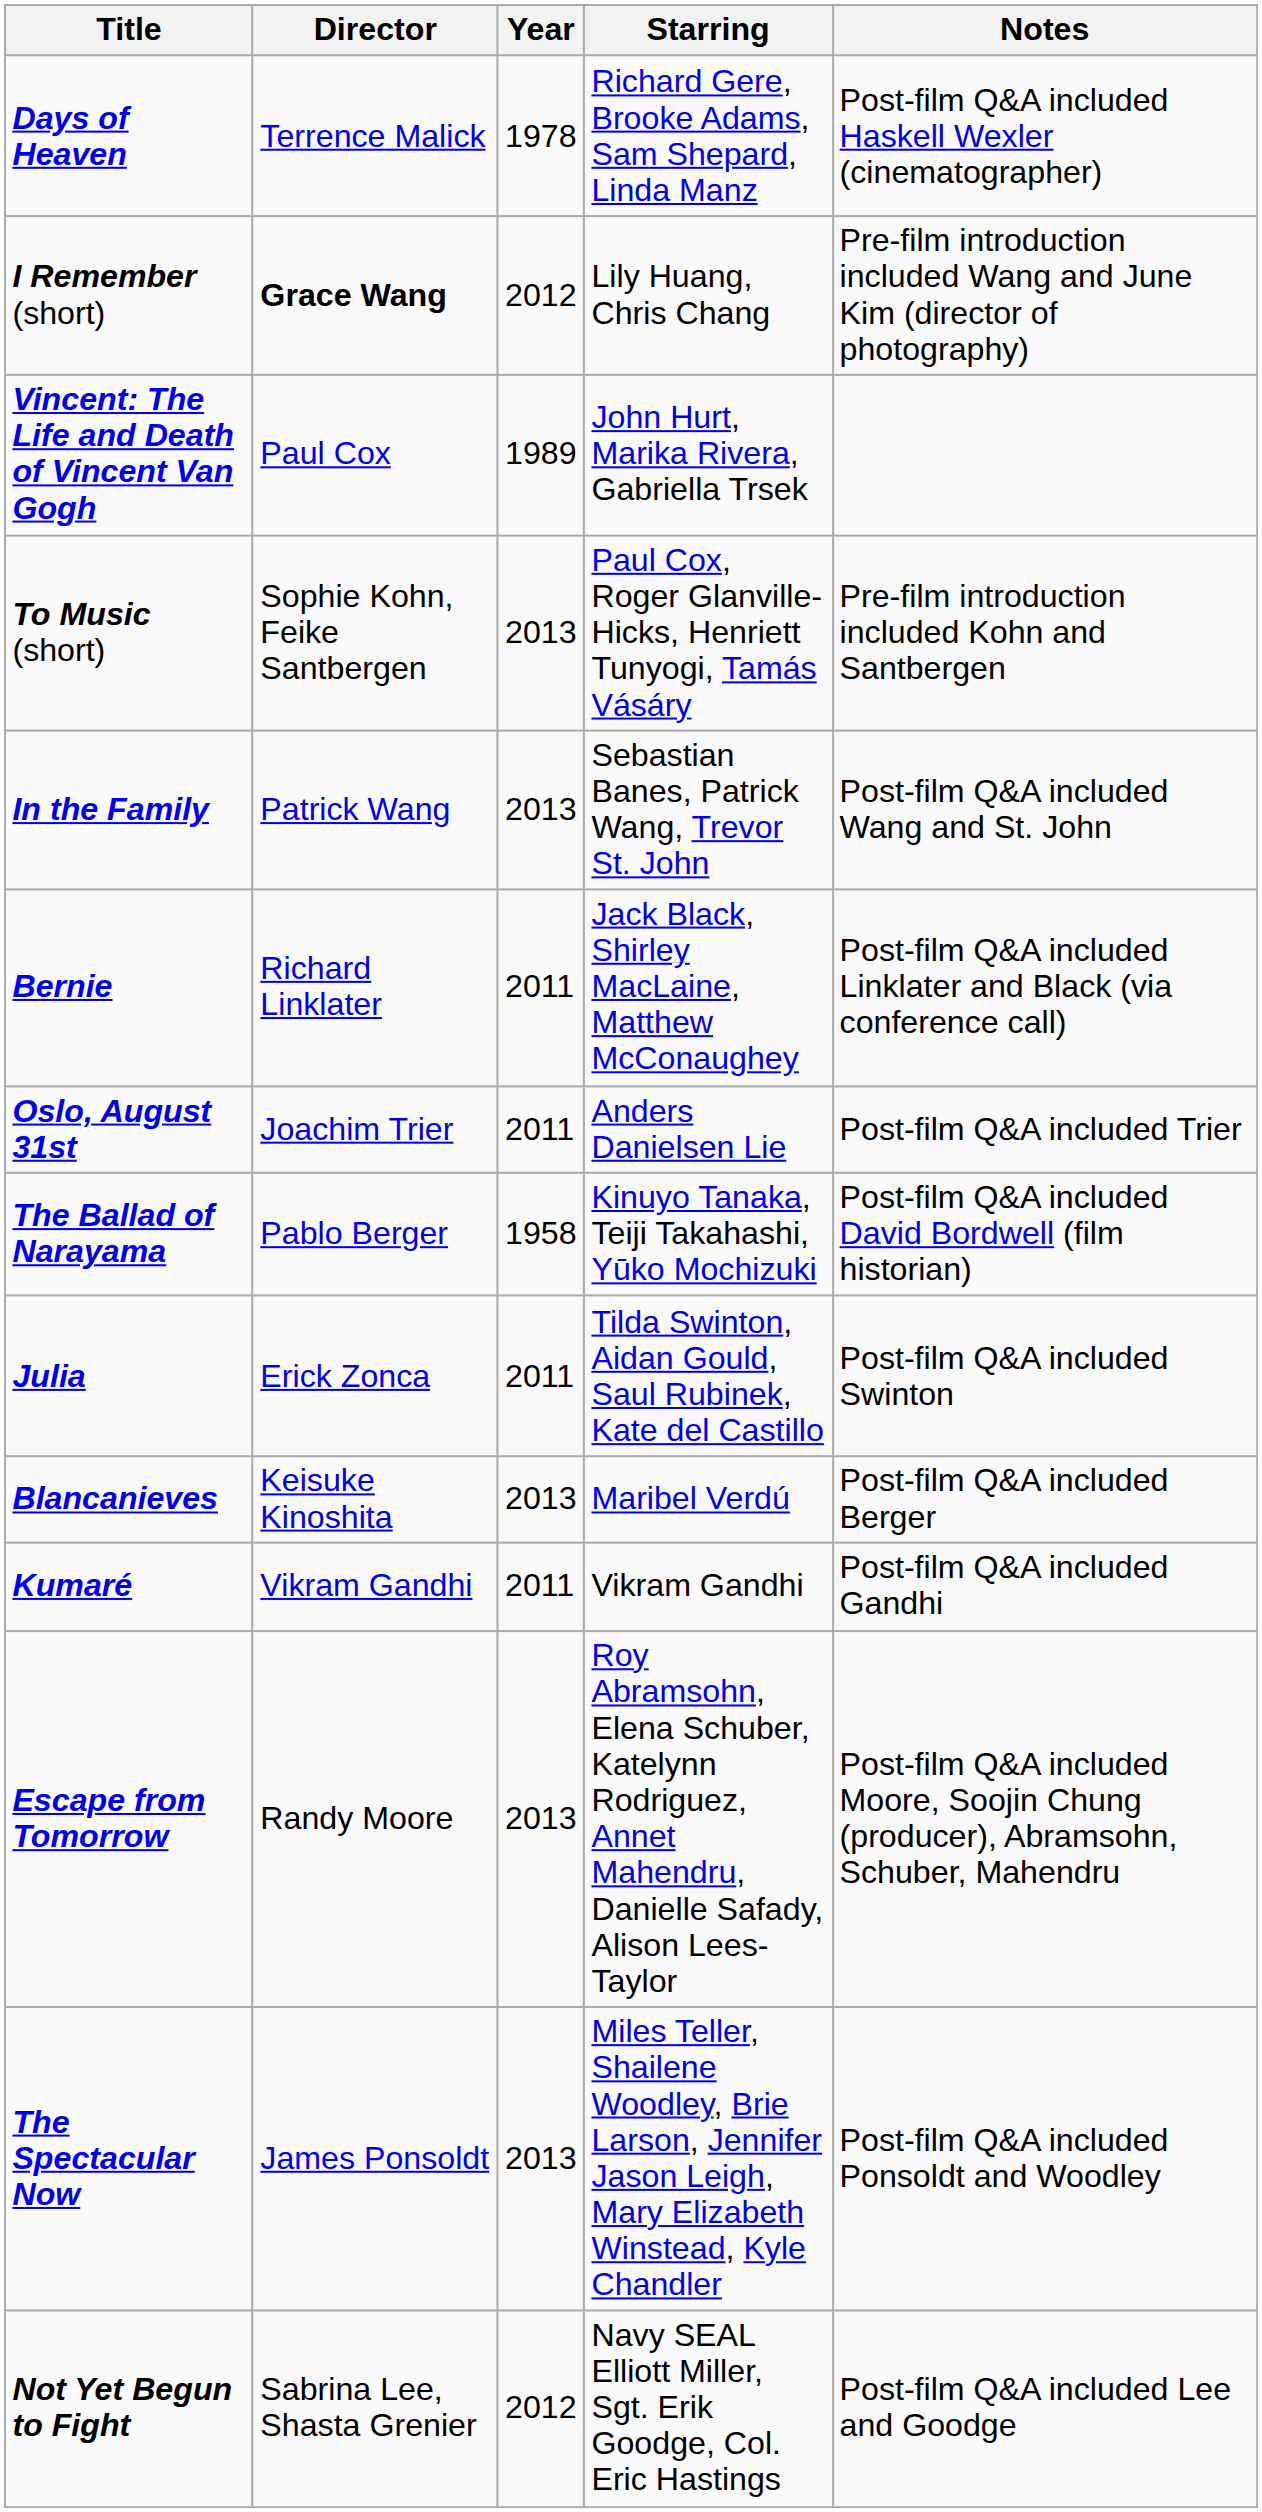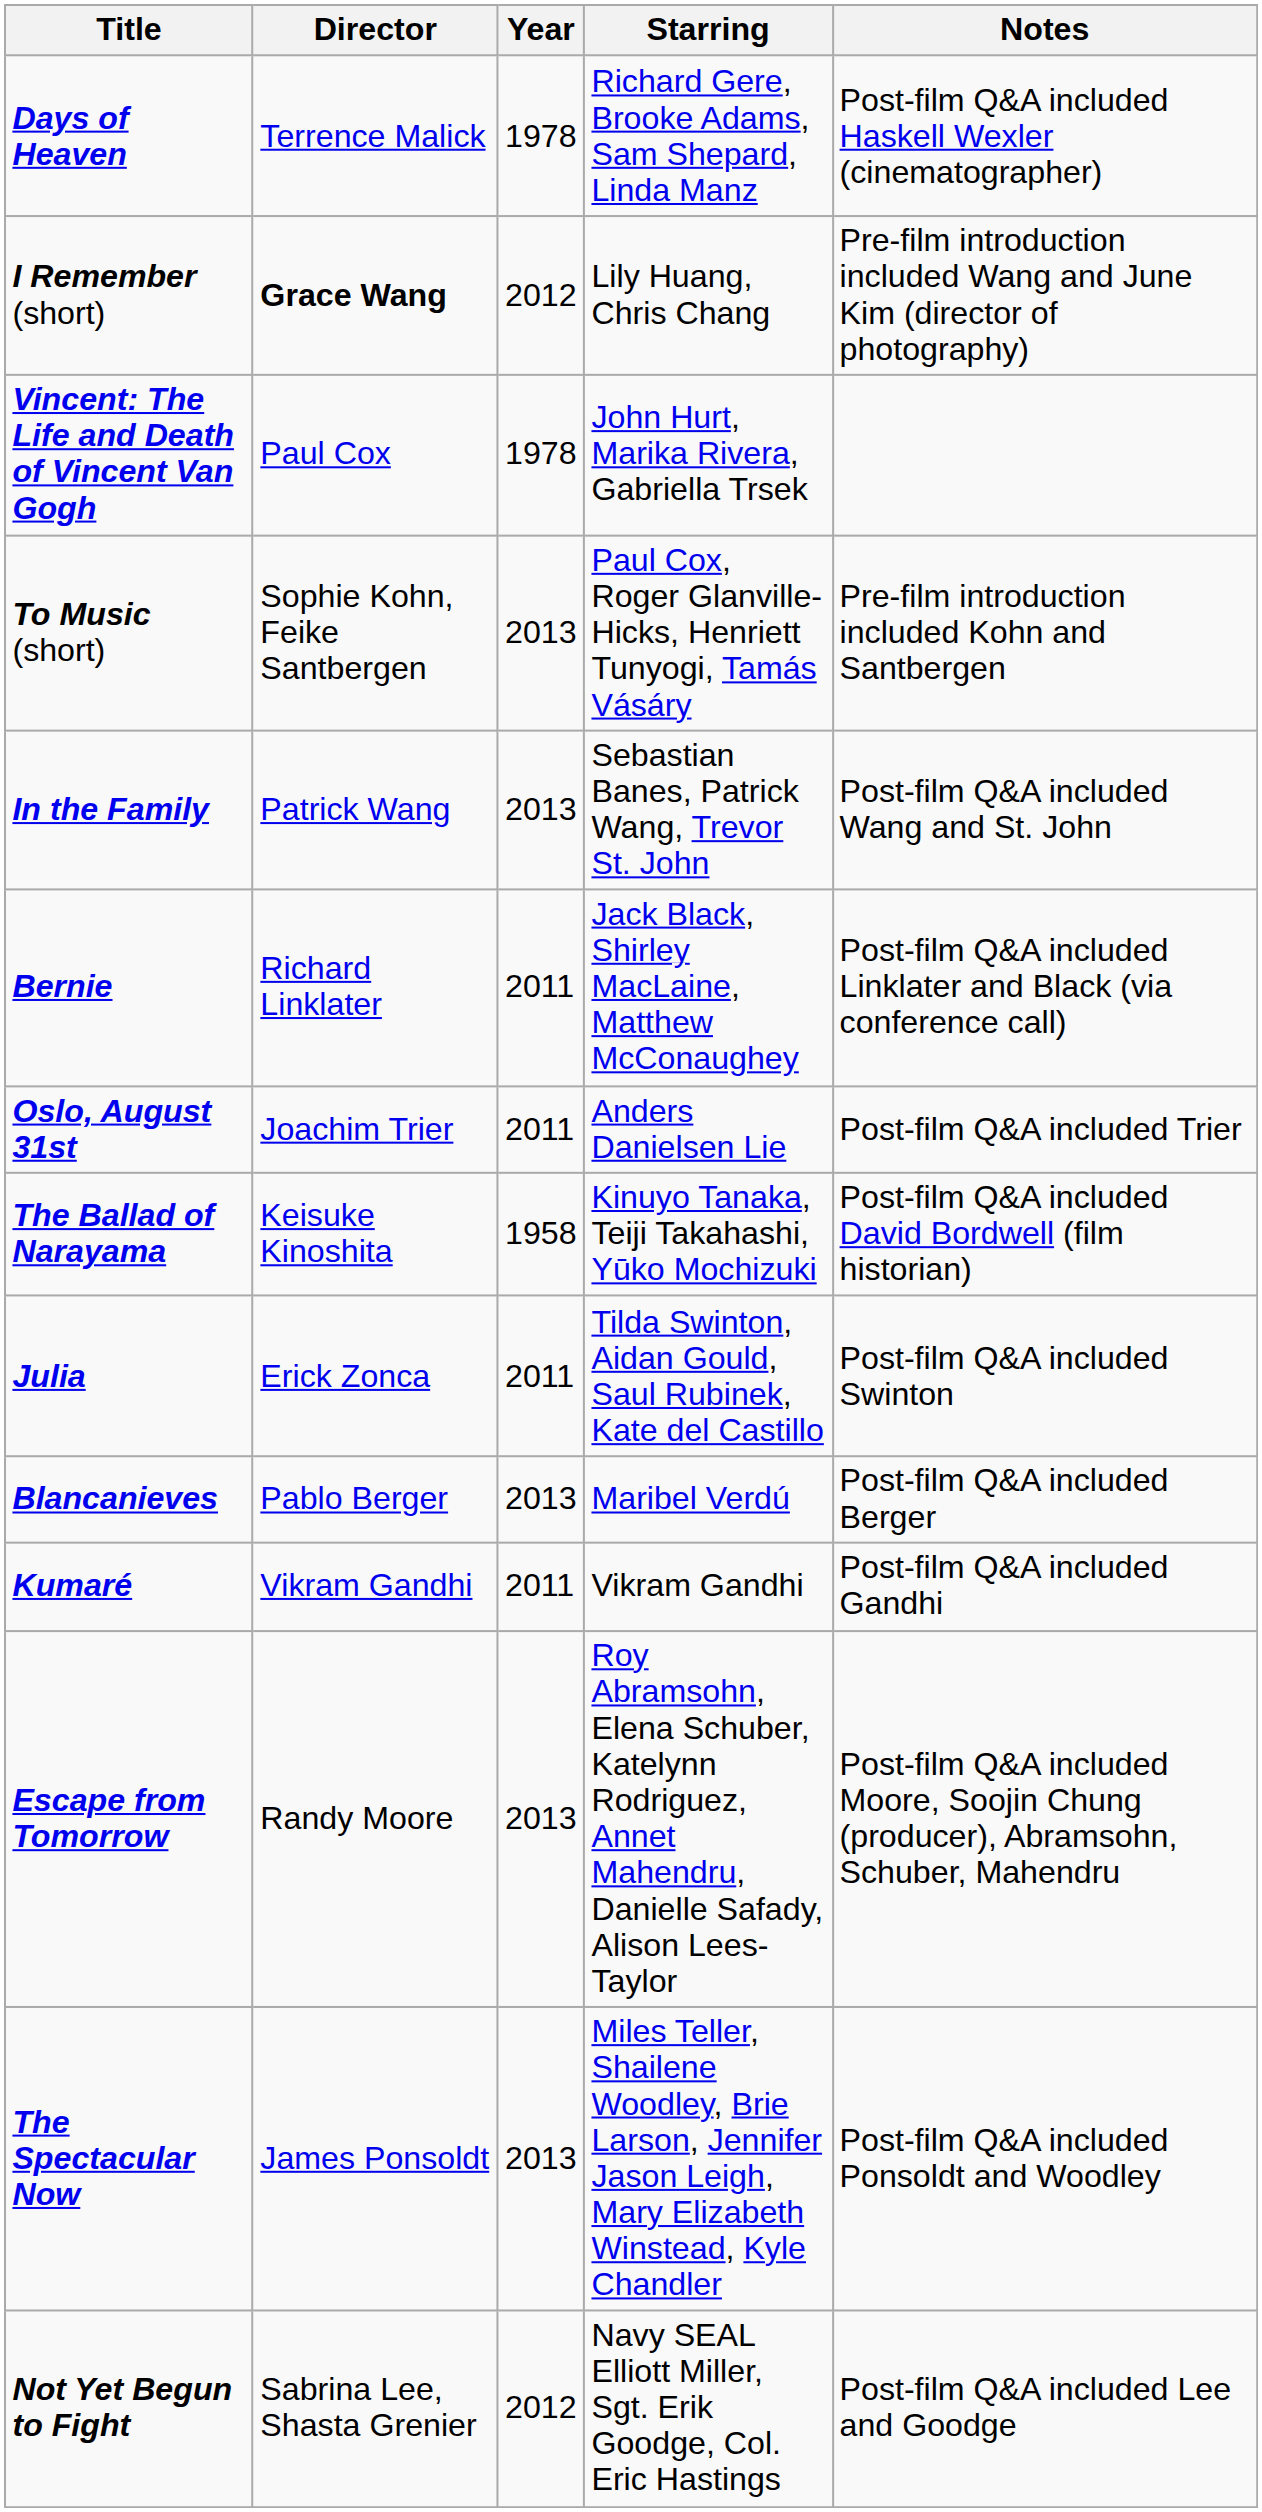(541, 454) 1989 -> (541, 454) 1978
(354, 1233) Pablo Berger -> (327, 1233) Keisuke Kinoshita
(327, 1498) Keisuke Kinoshita -> (354, 1498) Pablo Berger
